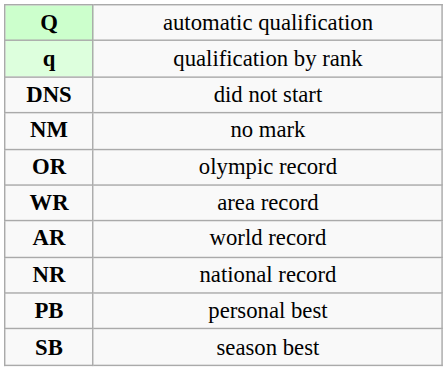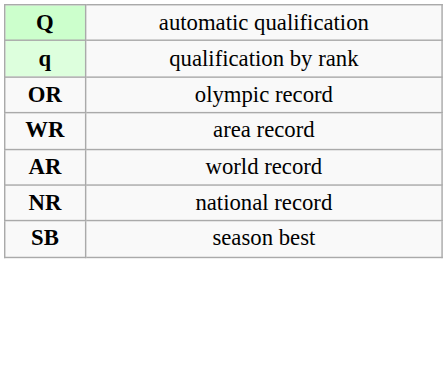- row: (49, 94)
- row: (49, 130)
- row: (49, 310)
